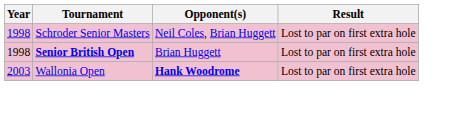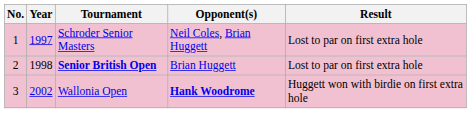+ column: (16, 14)
(19, 33) 1998 -> (41, 40) 1997
(19, 71) 2003 -> (41, 91) 2002
(348, 71) Lost to par on first extra hole -> (375, 91) Huggett won with birdie on first extra hole
